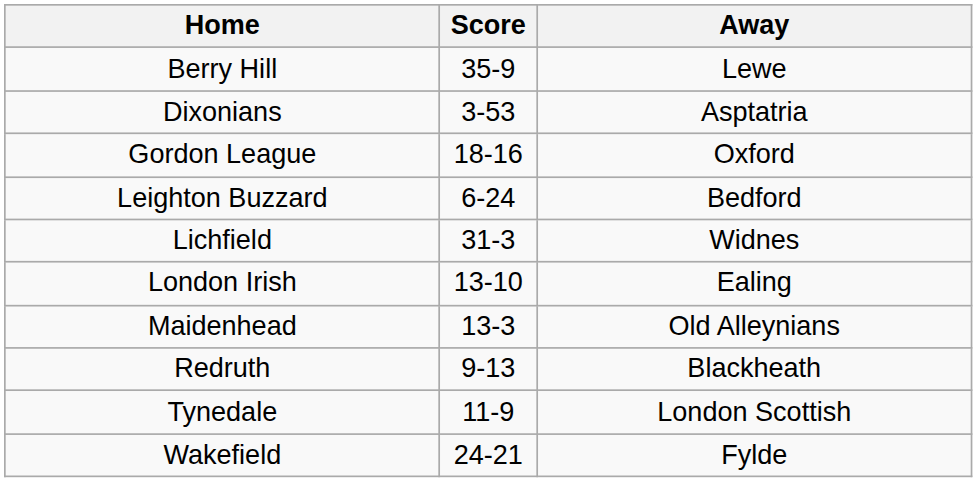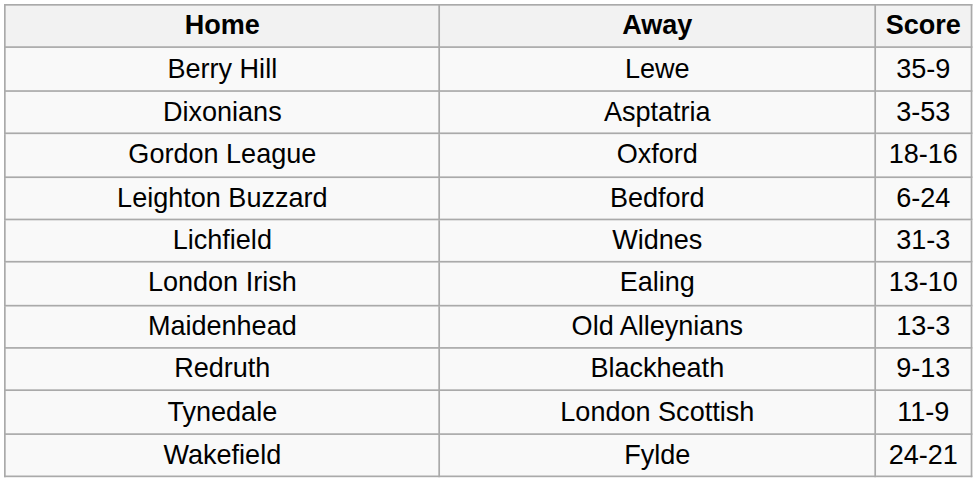columns swapped: (754, 25) <-> (488, 25)
